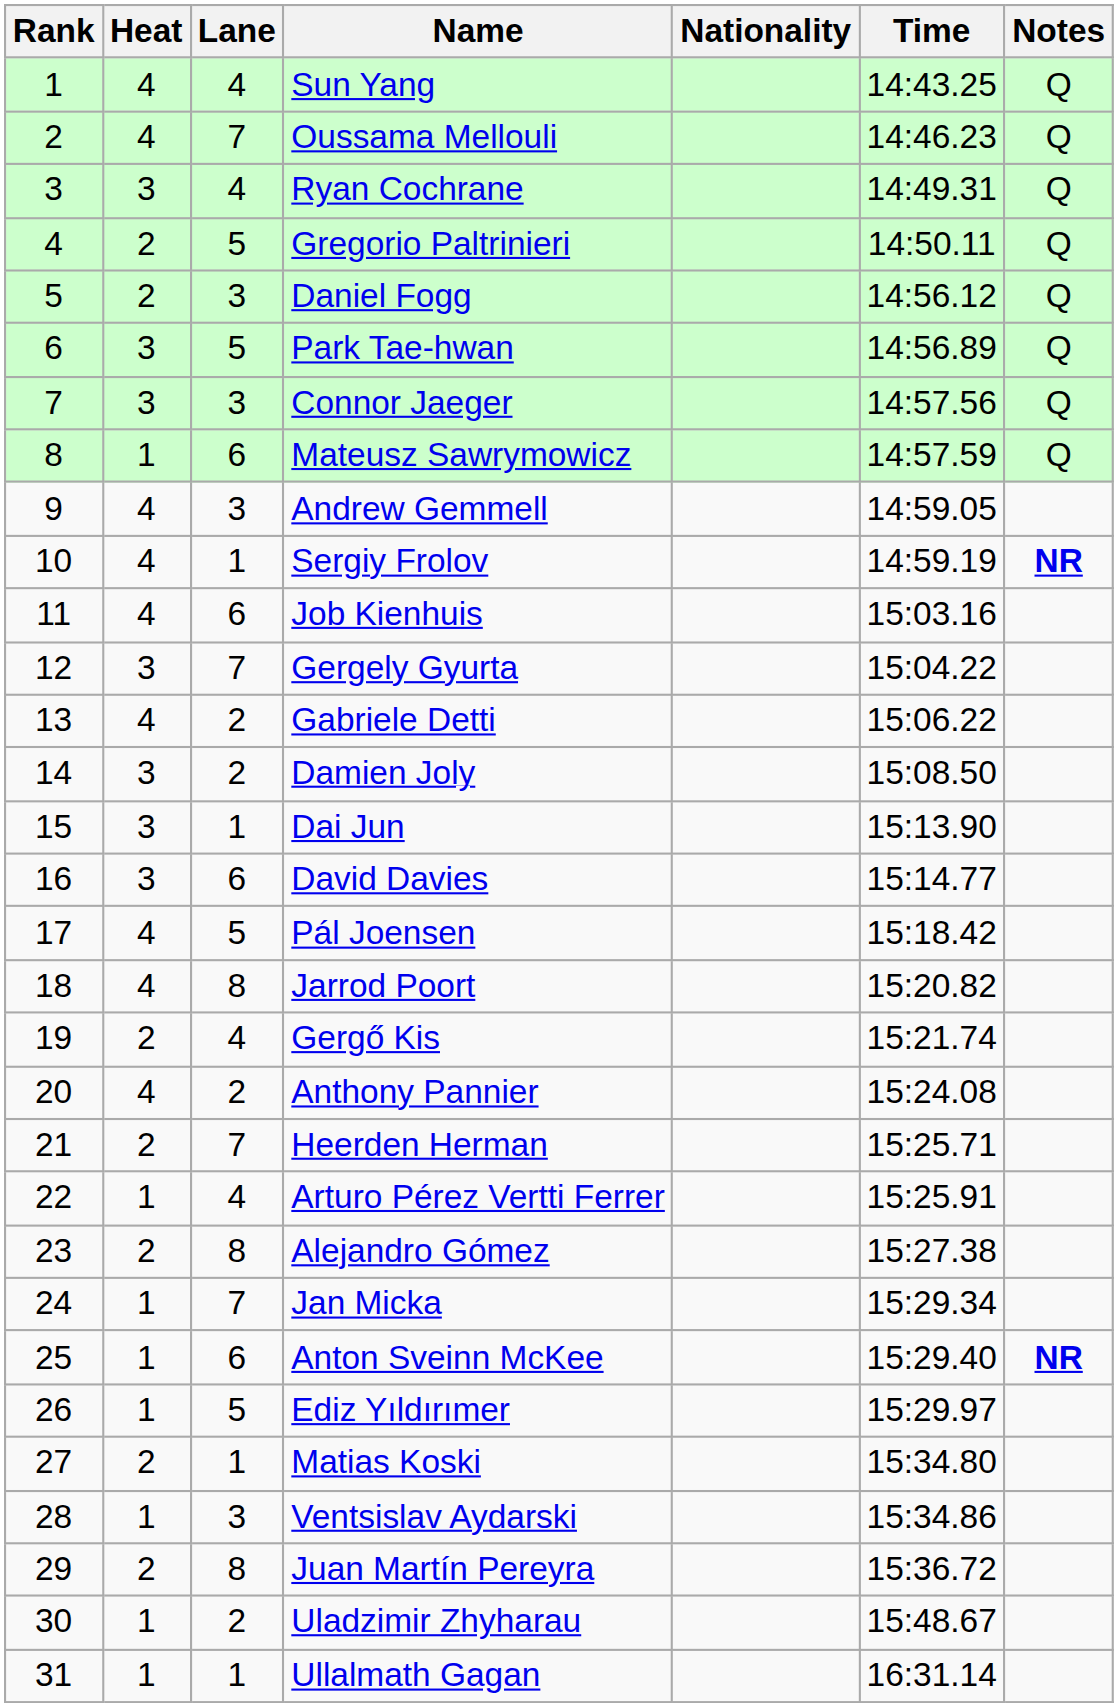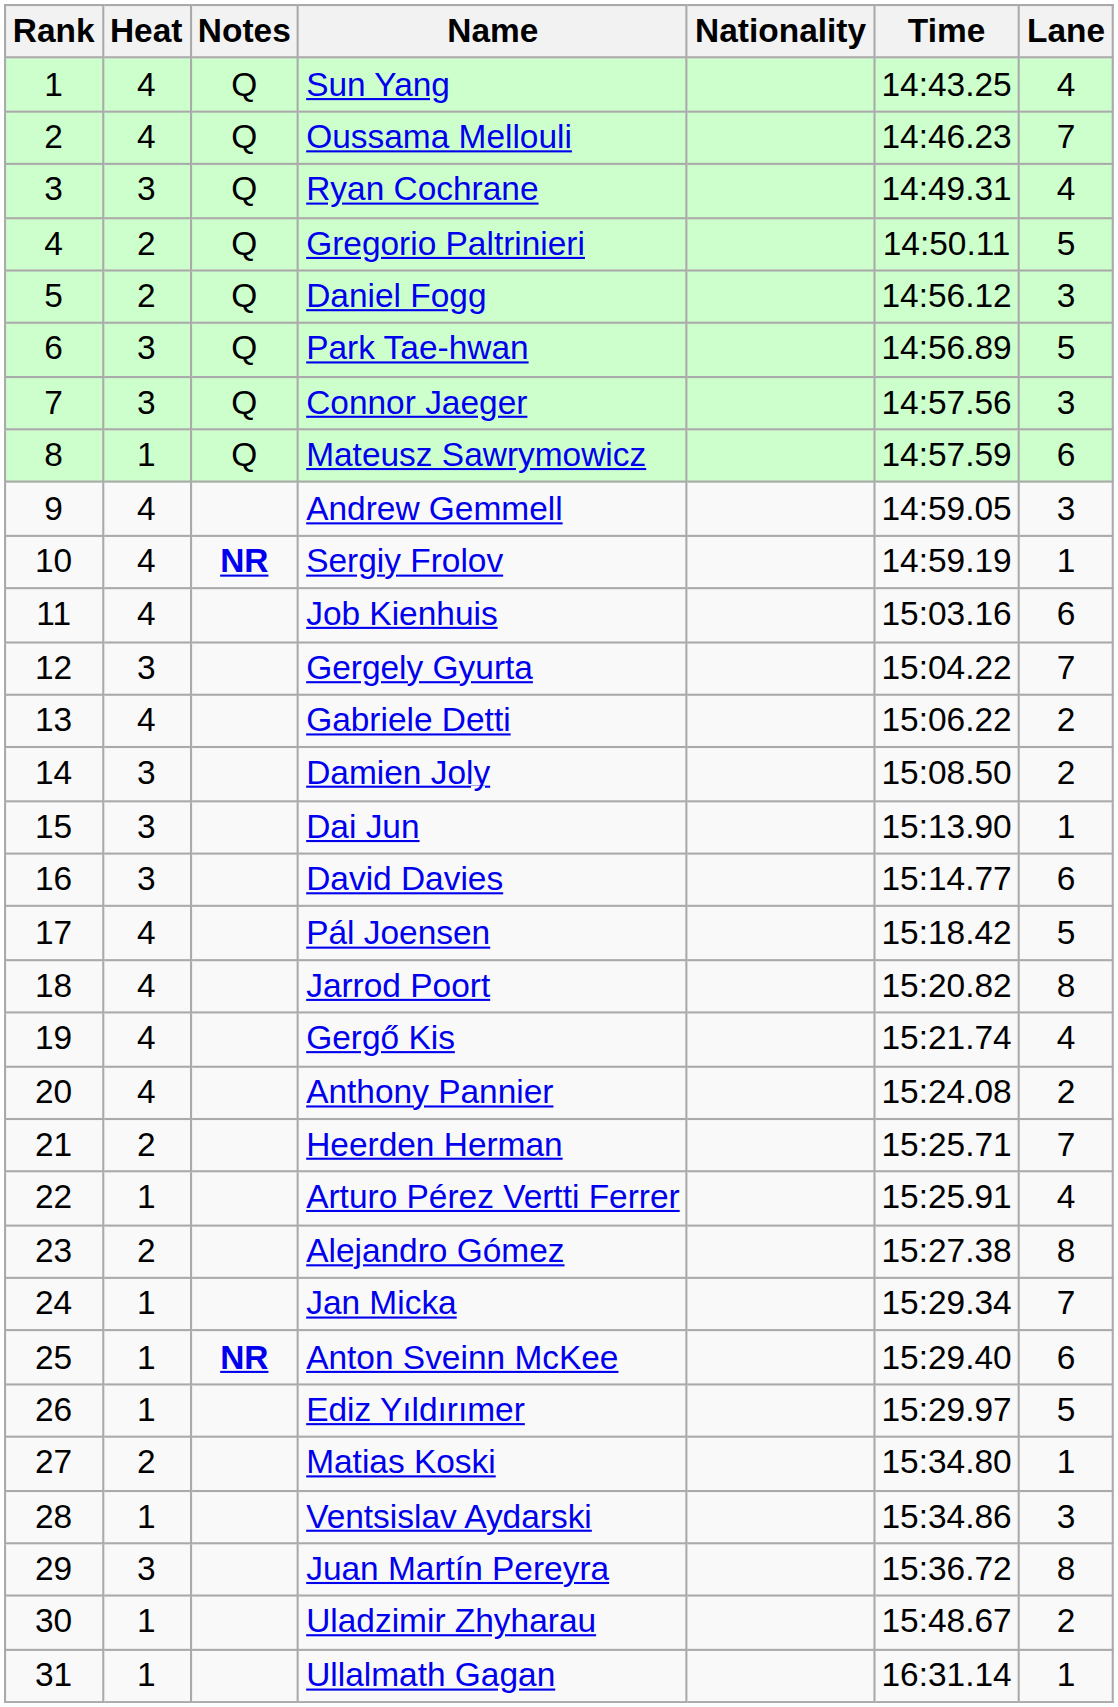columns swapped: (237, 31) <-> (1059, 31)
(146, 1038) 2 -> (146, 1038) 4
(146, 1568) 2 -> (146, 1568) 3
